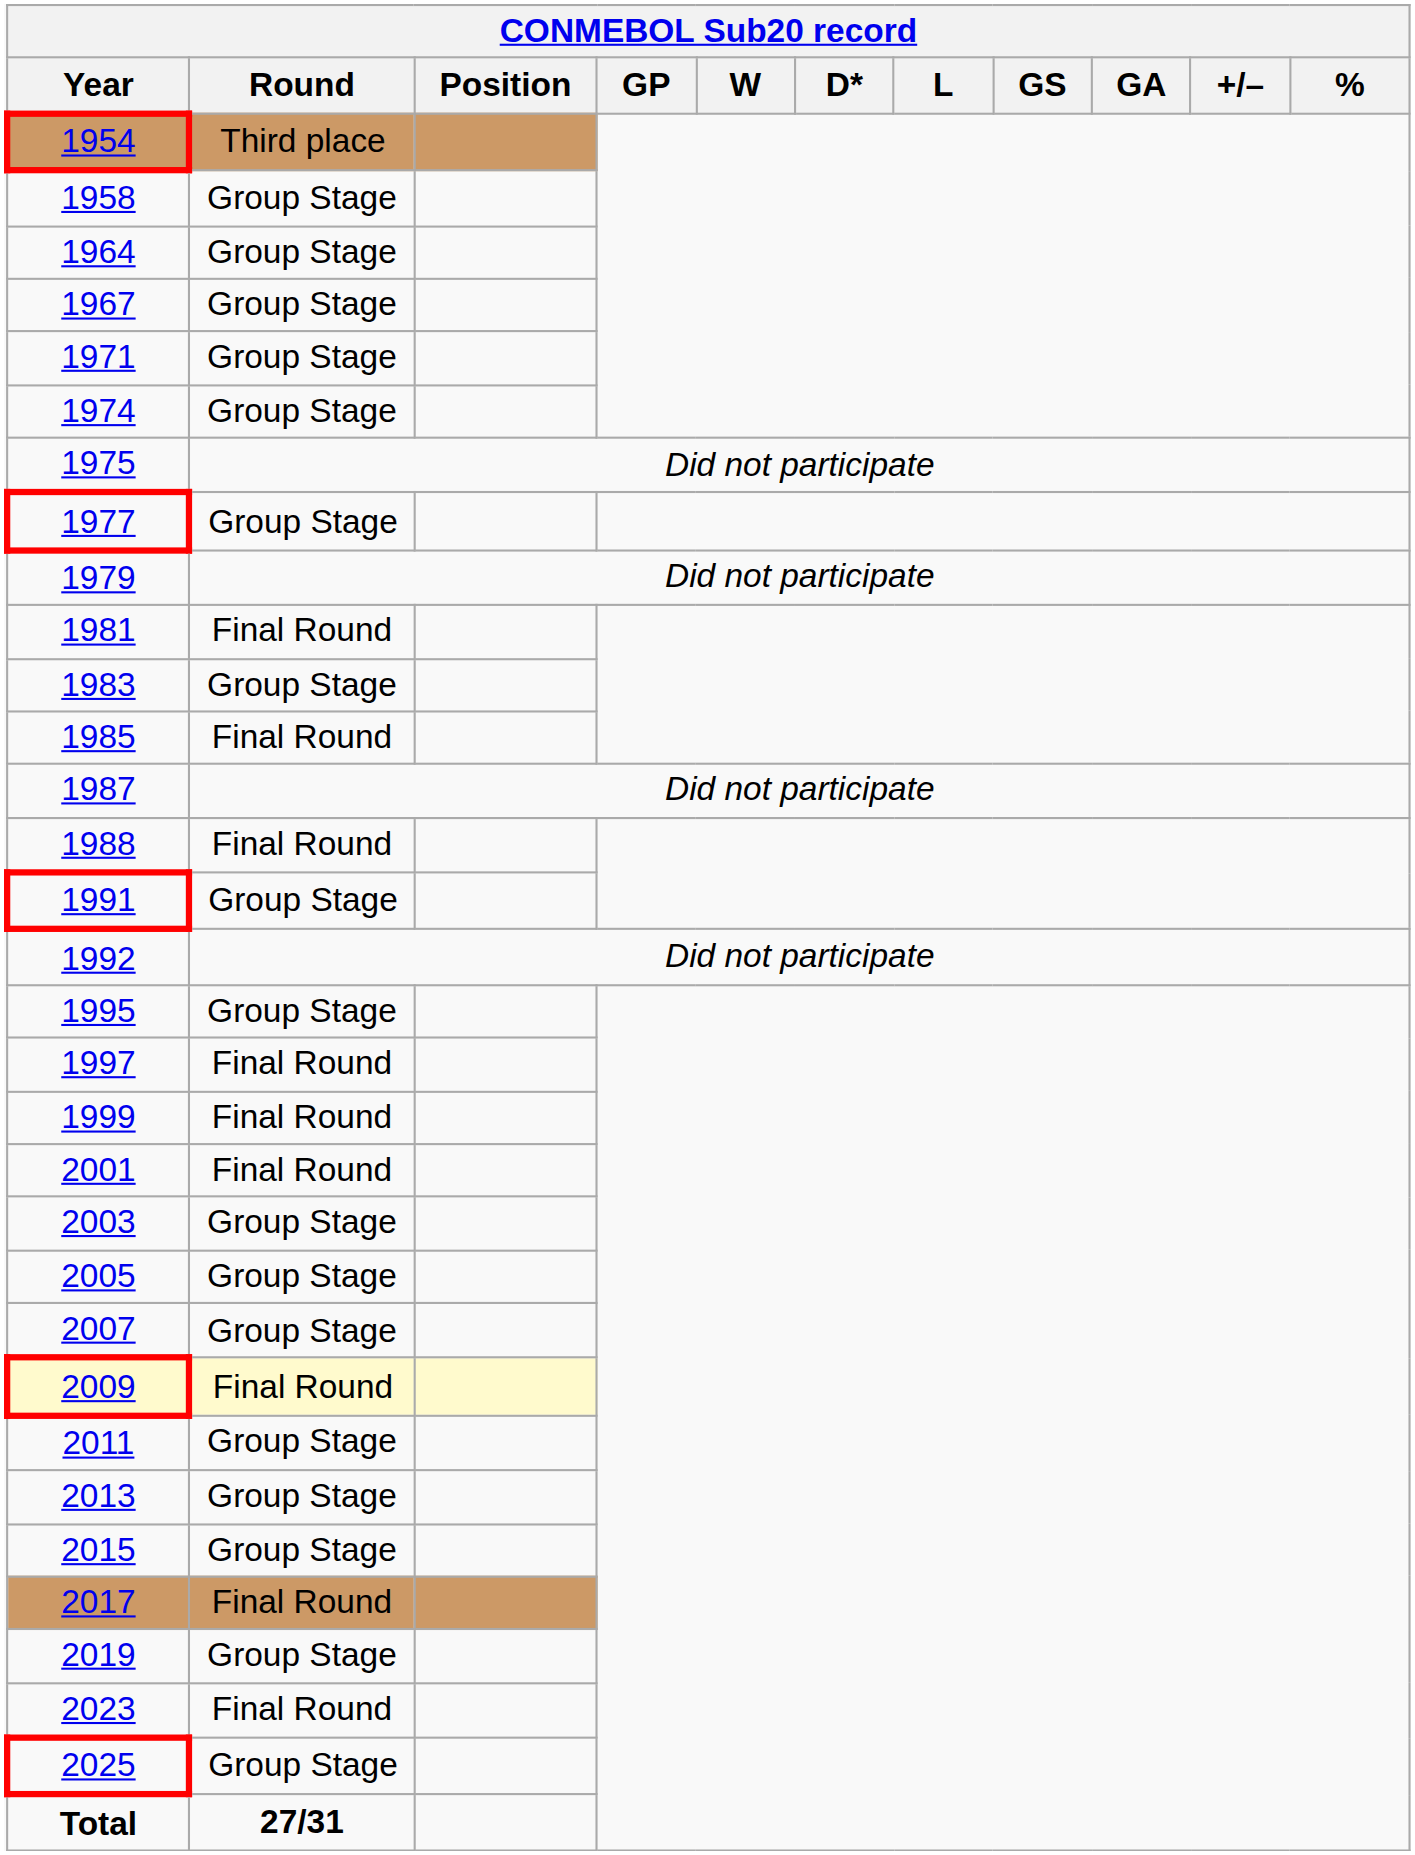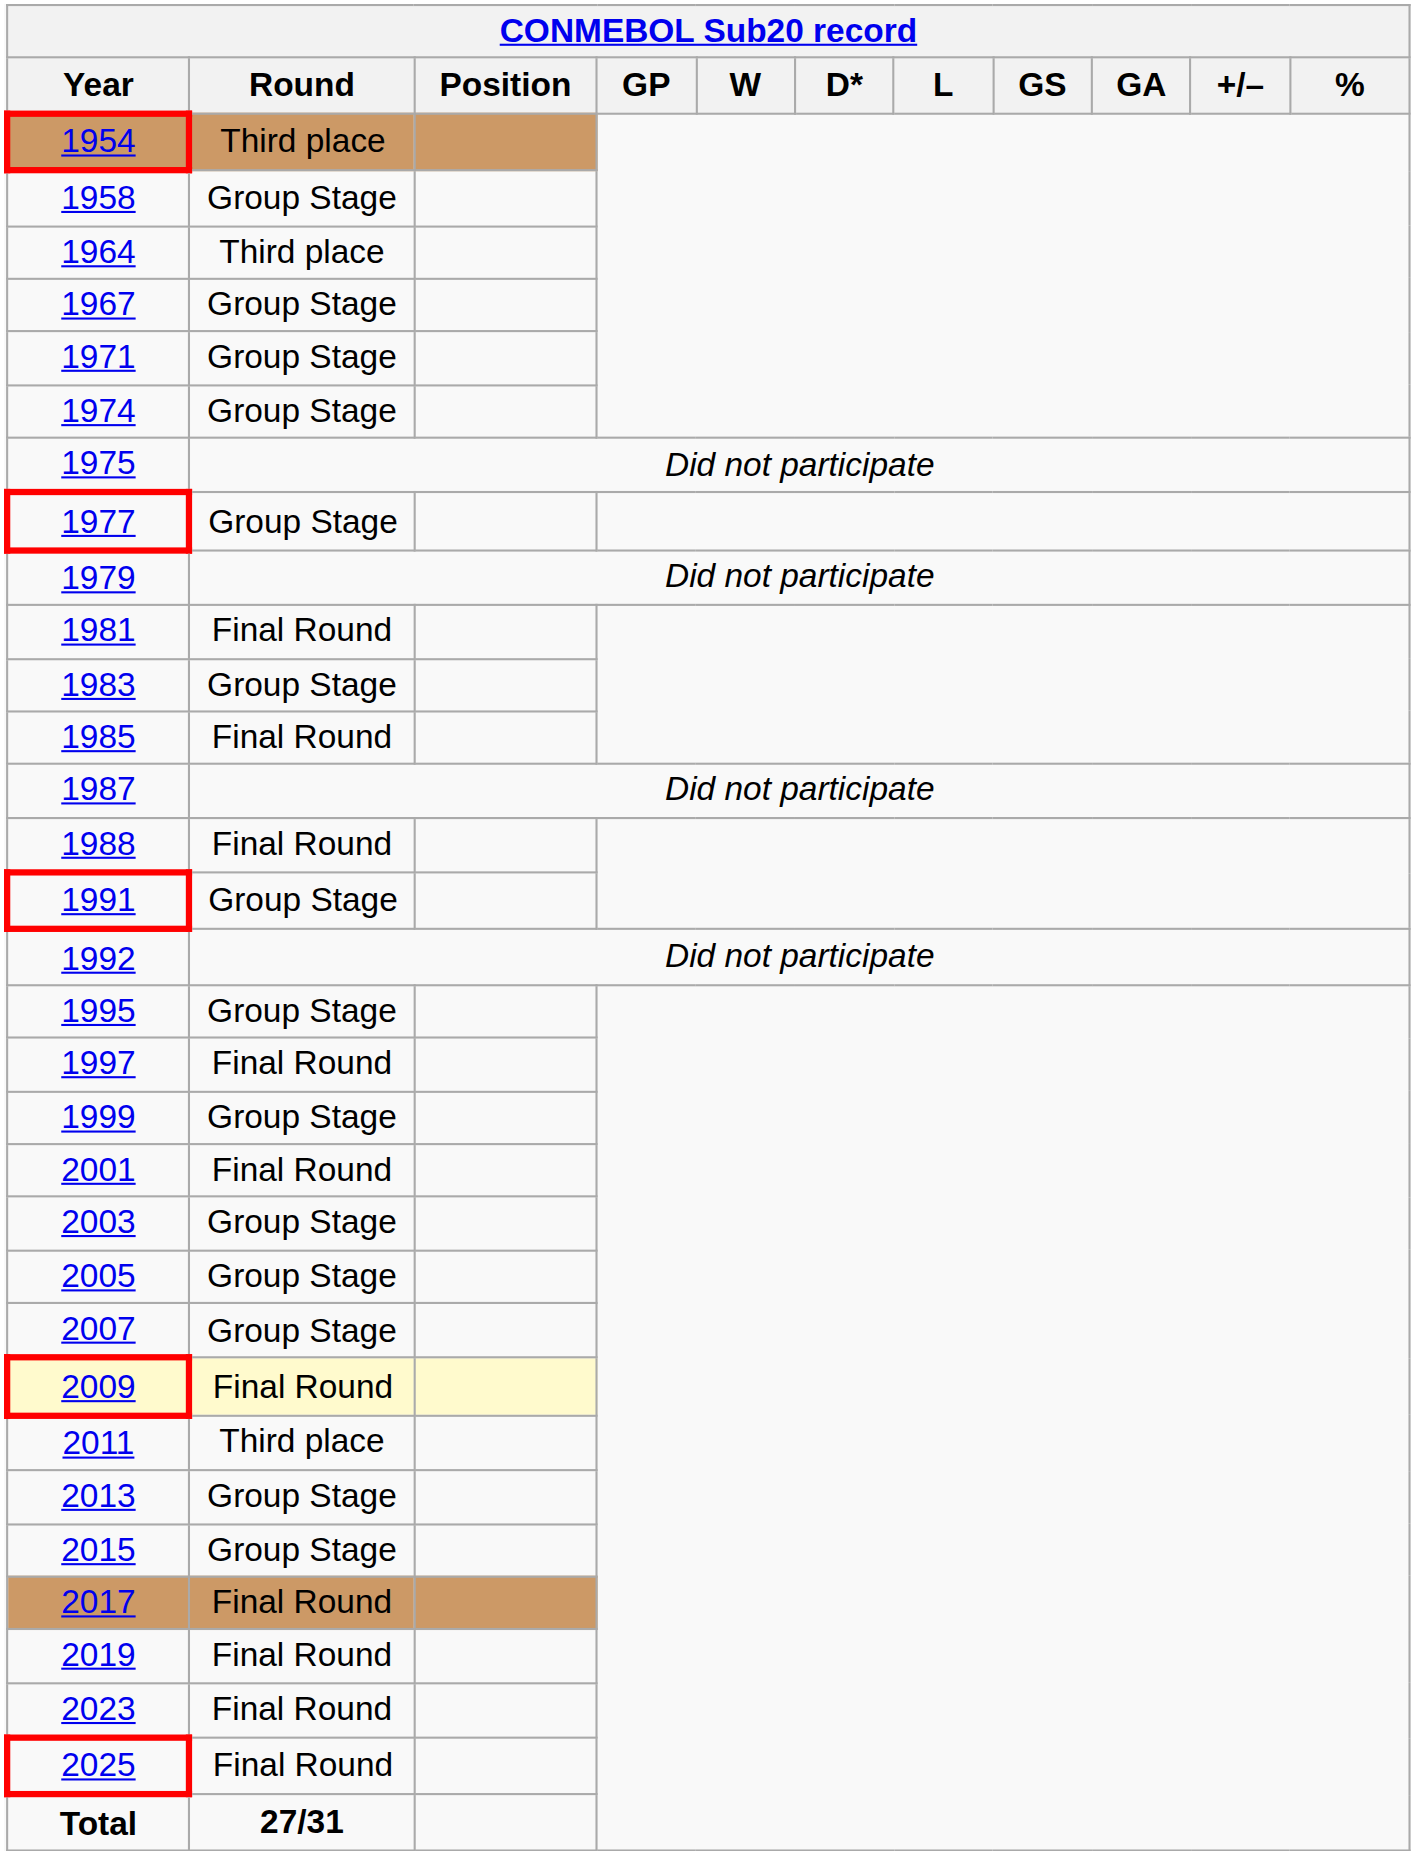(302, 251) Group Stage -> (302, 251) Third place
(302, 1116) Final Round -> (302, 1116) Group Stage
(302, 1442) Group Stage -> (302, 1442) Third place
(302, 1655) Group Stage -> (302, 1655) Final Round
(303, 1765) Group Stage -> (303, 1765) Final Round
